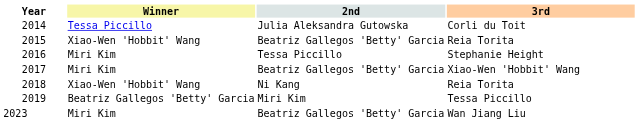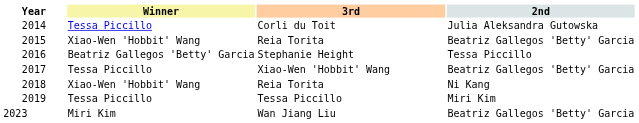columns swapped: (351, 11) <-> (541, 11)
(92, 55) Miri Kim -> (161, 55) Beatriz Gallegos 'Betty' Garcia
(92, 70) Miri Kim -> (110, 70) Tessa Piccillo
(161, 99) Beatriz Gallegos 'Betty' Garcia -> (110, 99) Tessa Piccillo
